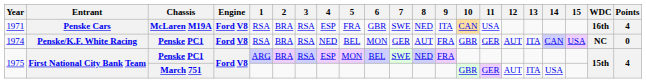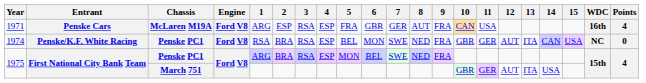(261, 26) RSA -> (261, 26) ARG
(284, 26) BRA -> (284, 26) ESP
(401, 26) SWE -> (398, 26) GER
(424, 26) NED -> (421, 26) AUT
(446, 26) ITA -> (443, 26) FRA
(328, 41) NED -> (327, 41) ESP
(401, 41) GER -> (398, 41) SWE
(424, 41) AUT -> (421, 41) NED
